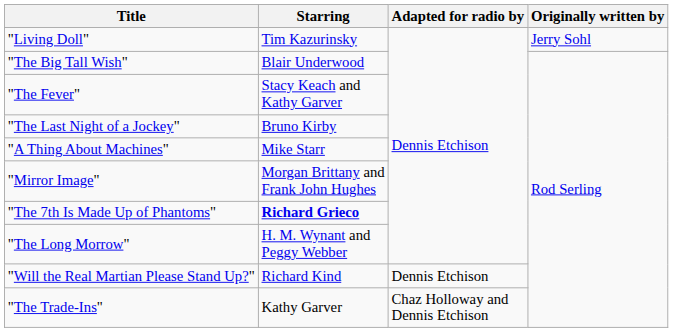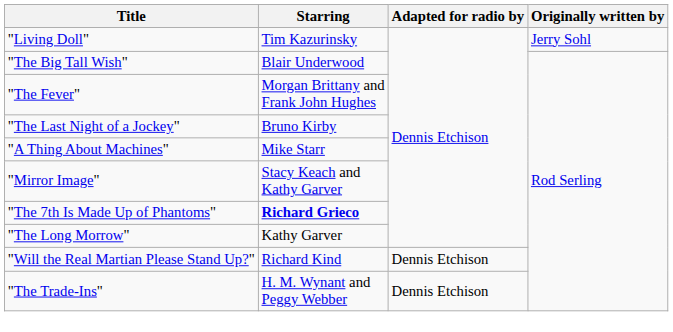(311, 94) Stacy Keach and Kathy Garver -> (323, 94) Morgan Brittany and Frank John Hughes
(323, 181) Morgan Brittany and Frank John Hughes -> (311, 181) Stacy Keach and Kathy Garver
(316, 244) H. M. Wynant and Peggy Webber -> (302, 236) Kathy Garver
(302, 307) Kathy Garver -> (316, 291) H. M. Wynant and Peggy Webber
(450, 307) Chaz Holloway and Dennis Etchison -> (440, 291) Dennis Etchison
